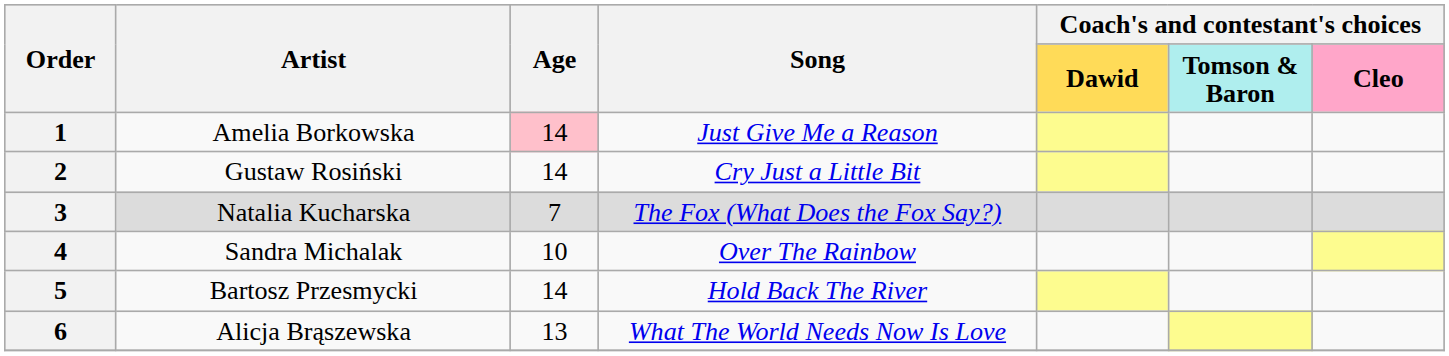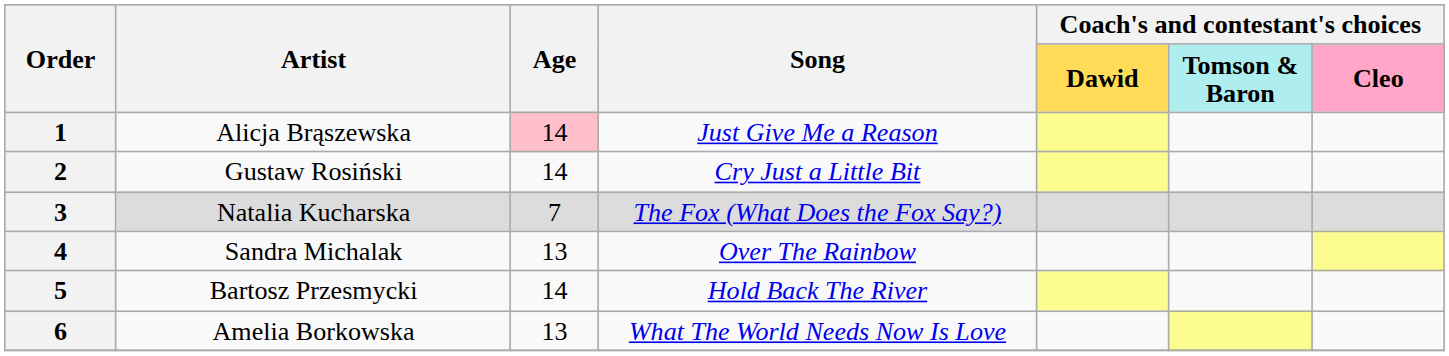(314, 132) Amelia Borkowska -> (314, 132) Alicja Brąszewska
(555, 251) 10 -> (555, 251) 13
(314, 331) Alicja Brąszewska -> (314, 331) Amelia Borkowska
